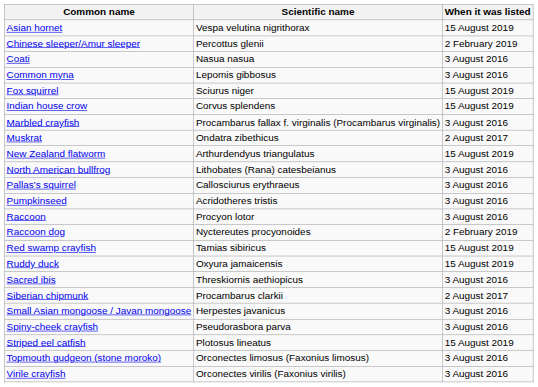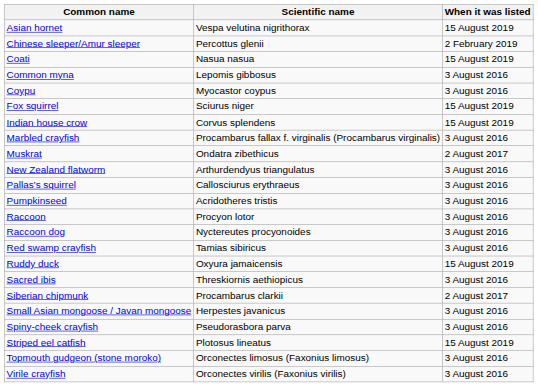(476, 59) 3 August 2016 -> (479, 59) 15 August 2019
+ row: (21, 91)
(479, 153) 15 August 2019 -> (476, 169) 3 August 2016
- row: (58, 169)
(481, 232) 2 February 2019 -> (476, 232) 3 August 2016
(479, 248) 15 August 2019 -> (476, 248) 3 August 2016
